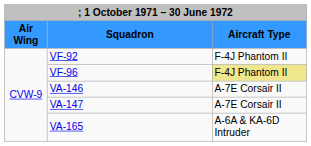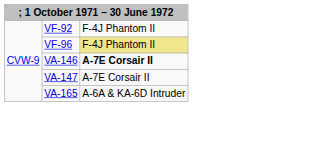- row: (130, 34)
(248, 89) normal -> (118, 61) bold
